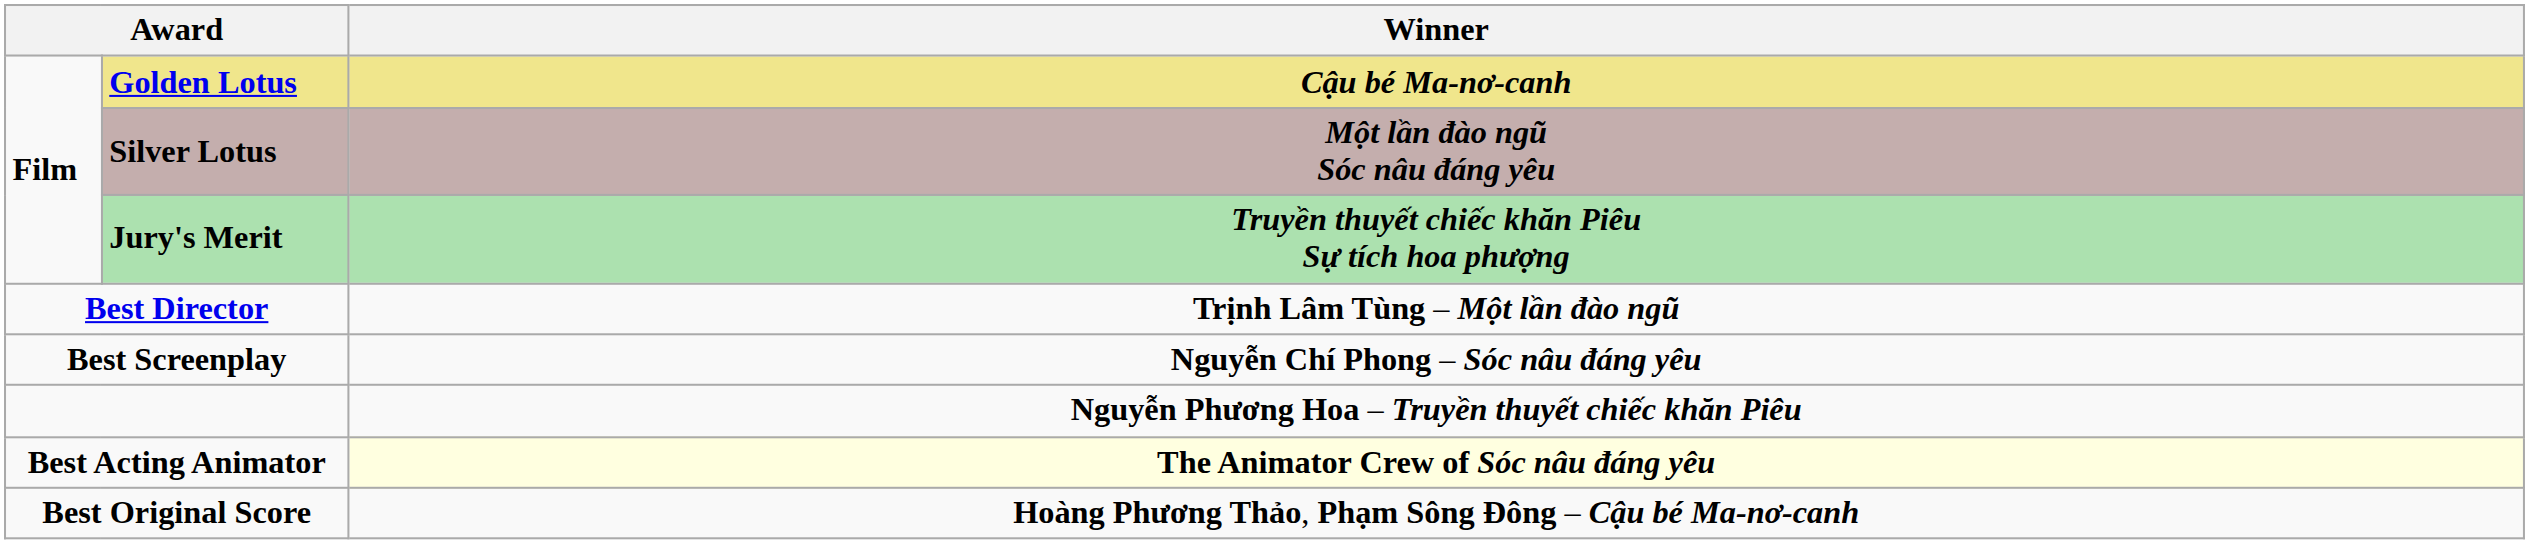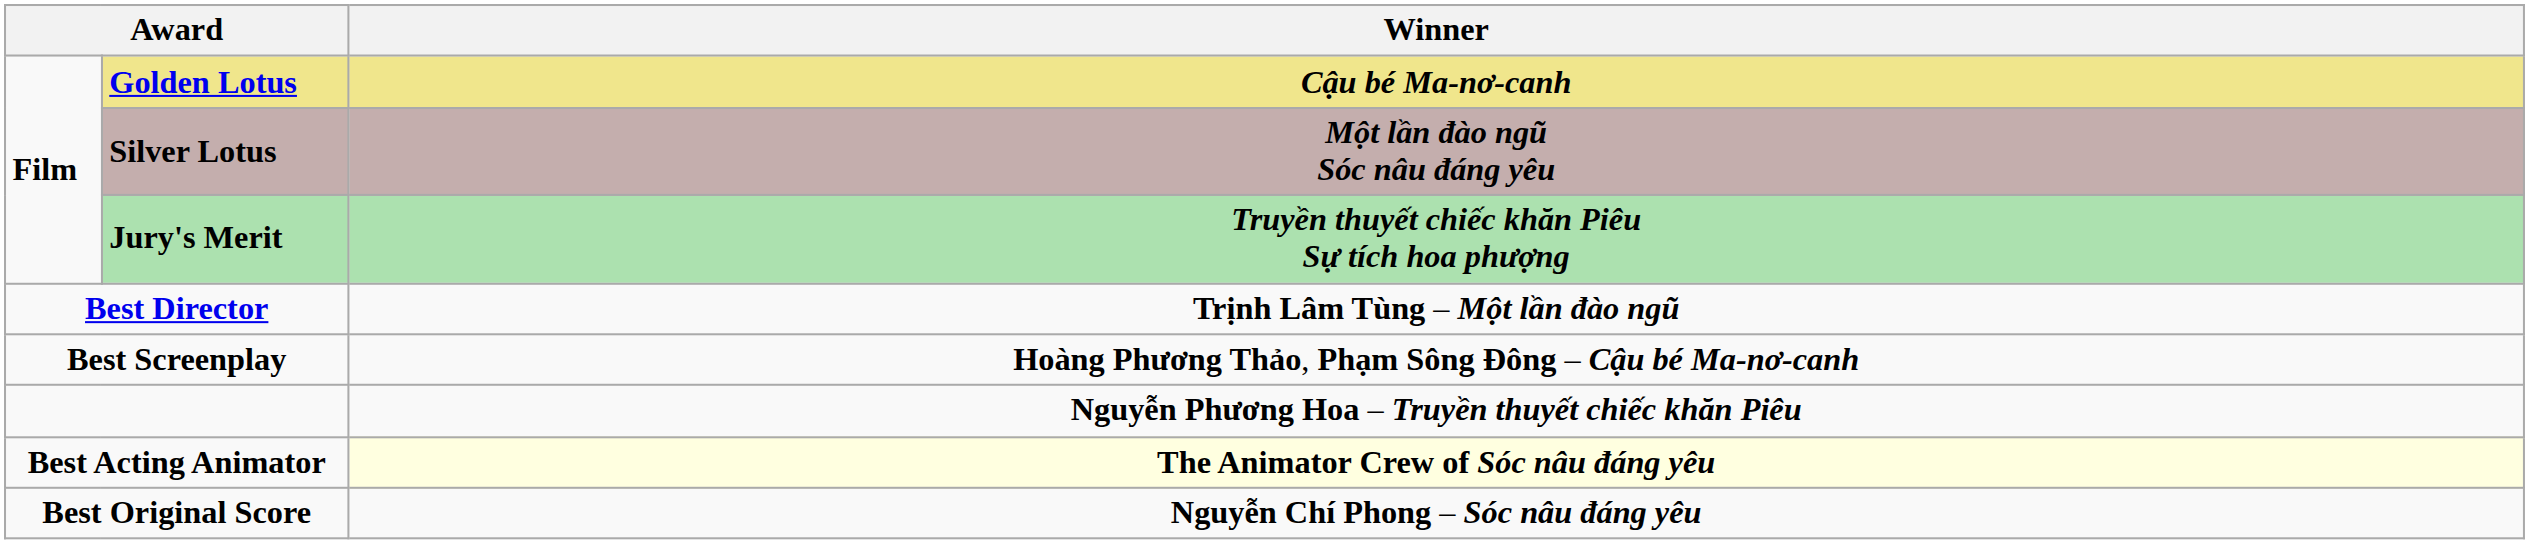(1436, 359) Nguyễn Chí Phong – Sóc nâu đáng yêu -> (1436, 359) Hoàng Phương Thảo, Phạm Sông Đông – Cậu bé Ma-nơ-canh
(1436, 512) Hoàng Phương Thảo, Phạm Sông Đông – Cậu bé Ma-nơ-canh -> (1436, 512) Nguyễn Chí Phong – Sóc nâu đáng yêu
